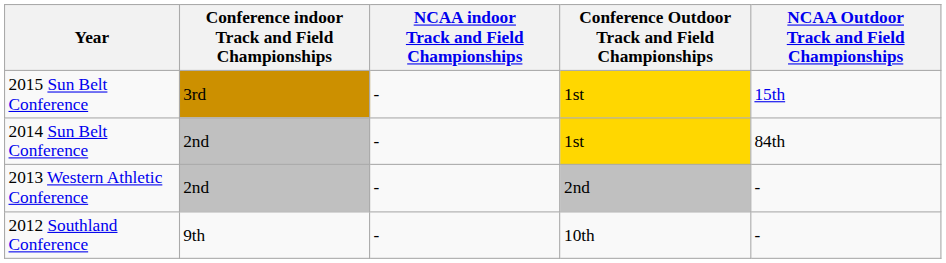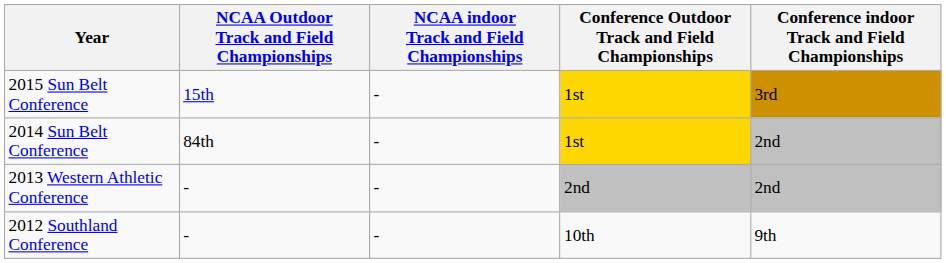columns swapped: (274, 37) <-> (846, 37)
